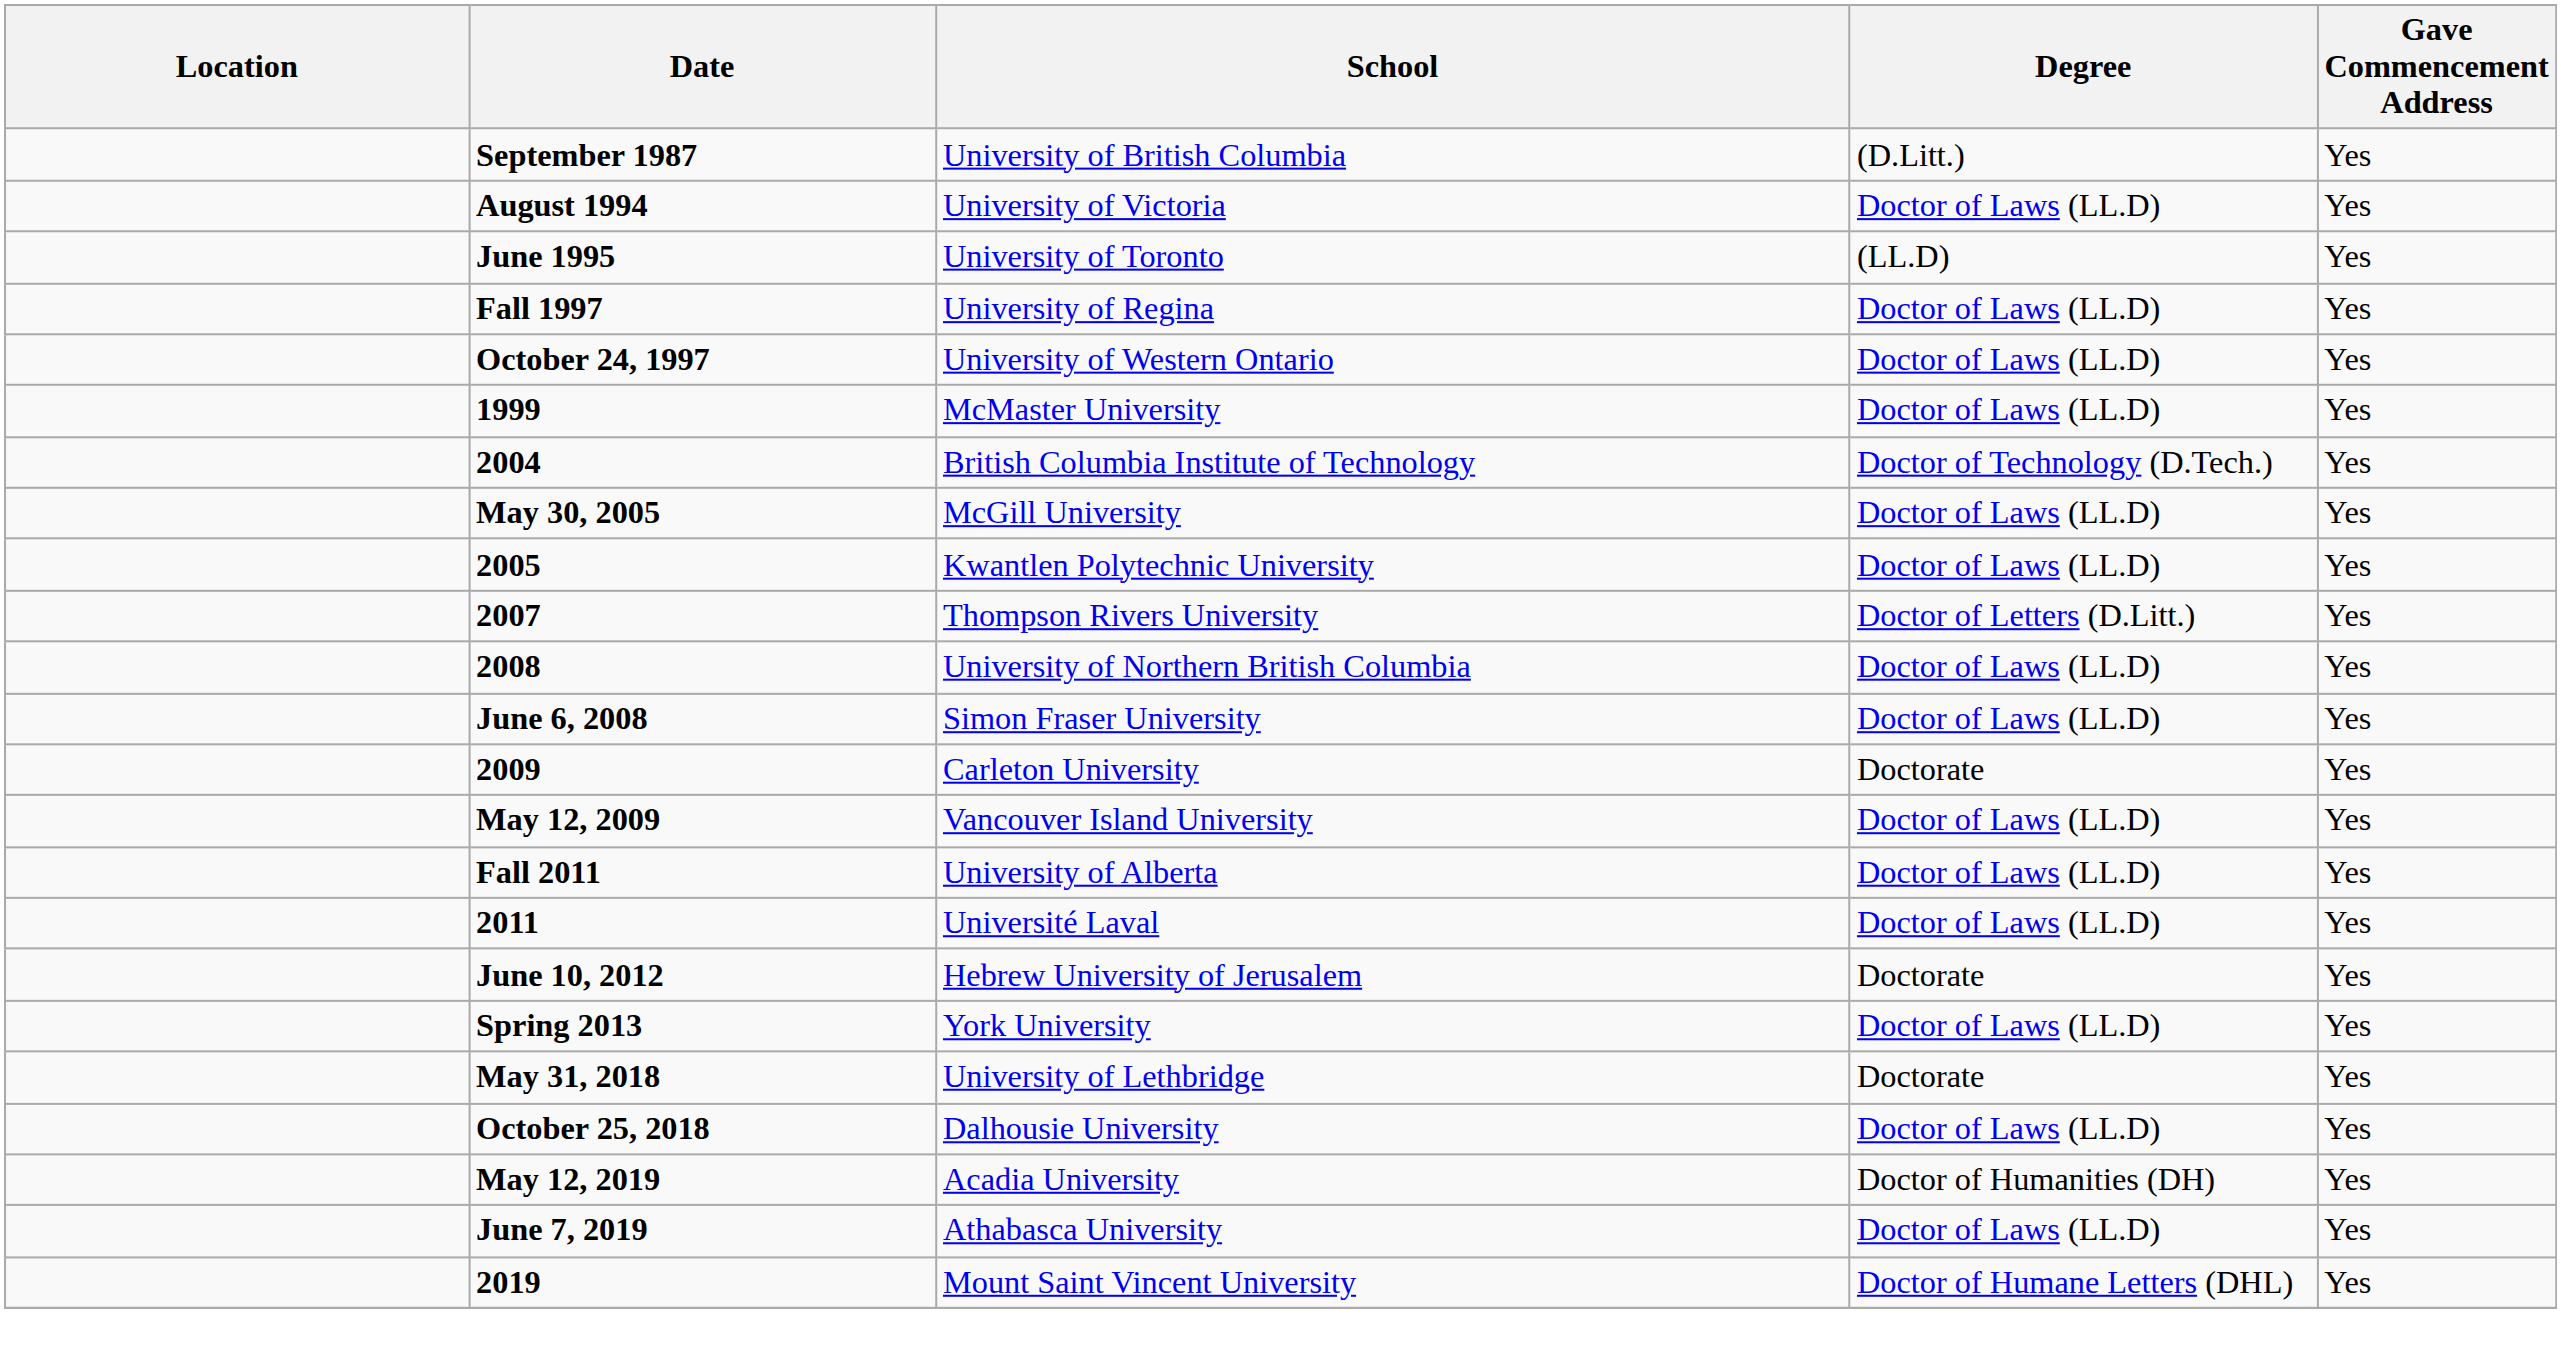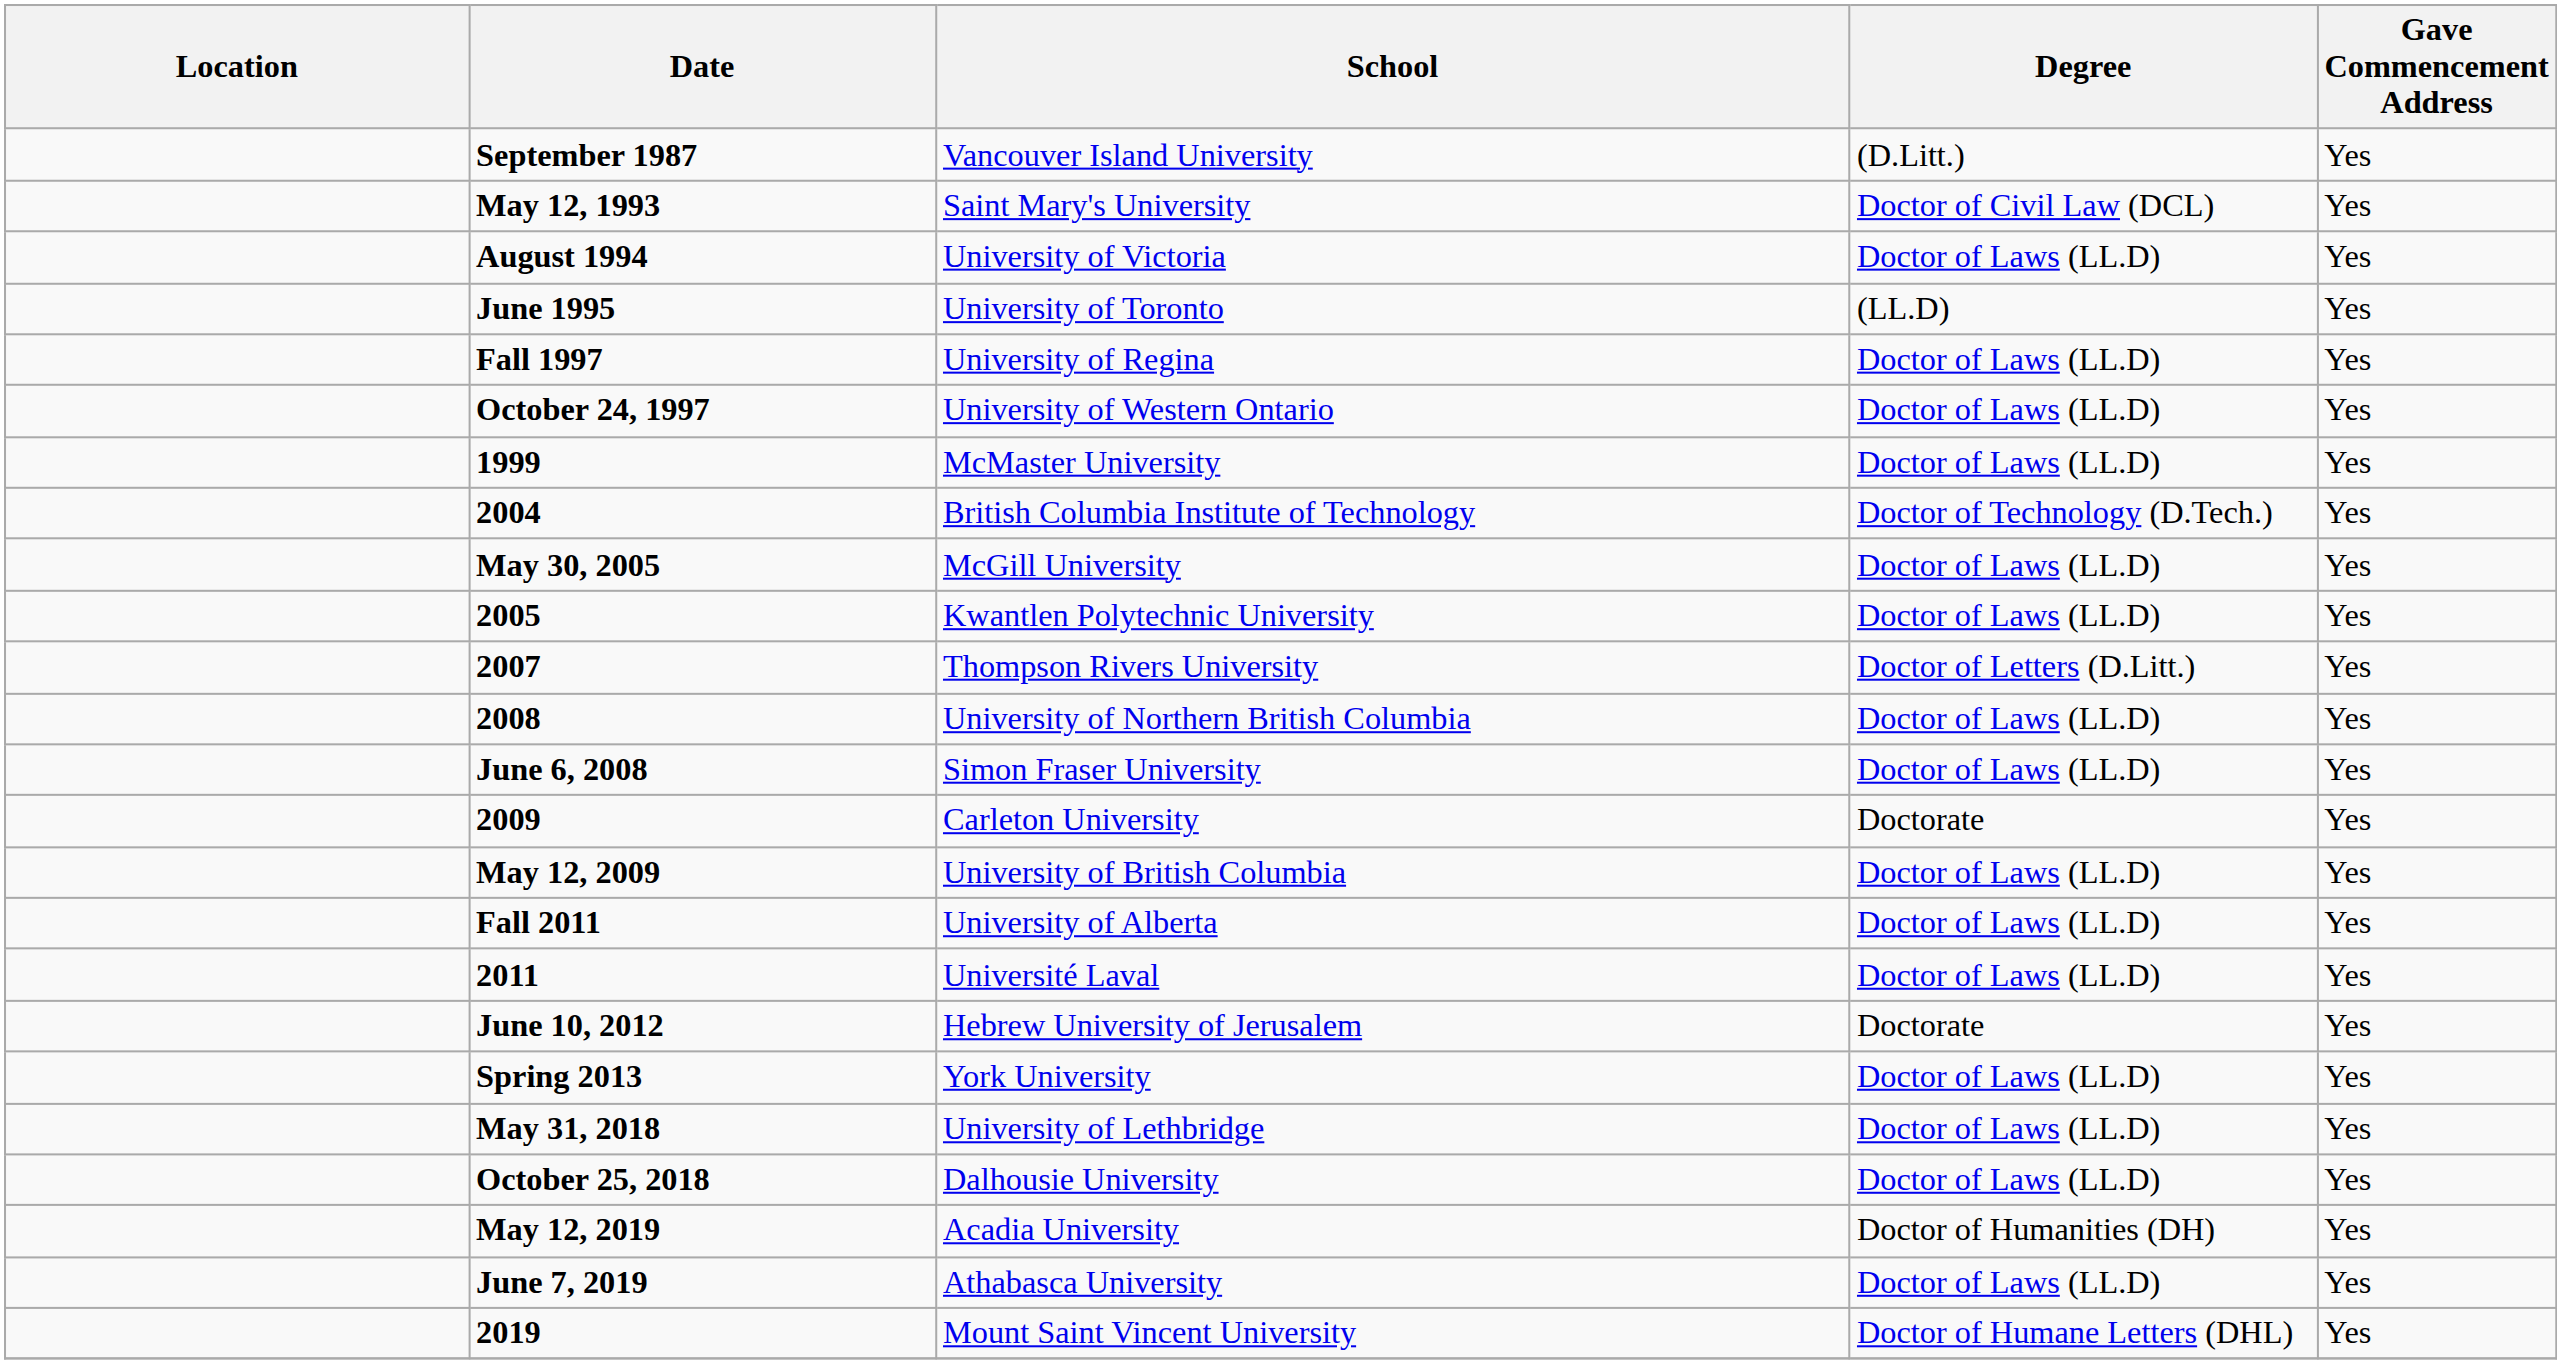(1145, 154) University of British Columbia -> (1128, 154) Vancouver Island University
+ row: (568, 205)
(1128, 820) Vancouver Island University -> (1145, 871) University of British Columbia
(1921, 1076) Doctorate -> (2009, 1127) Doctor of Laws (LL.D)
